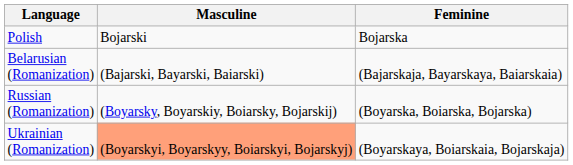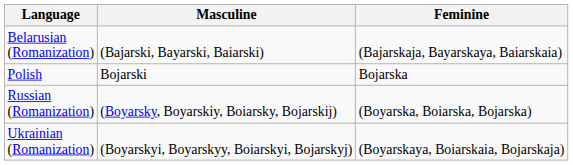rows swapped: (25, 37) <-> (51, 66)
(226, 149) lightsalmon background -> (226, 149) no background
